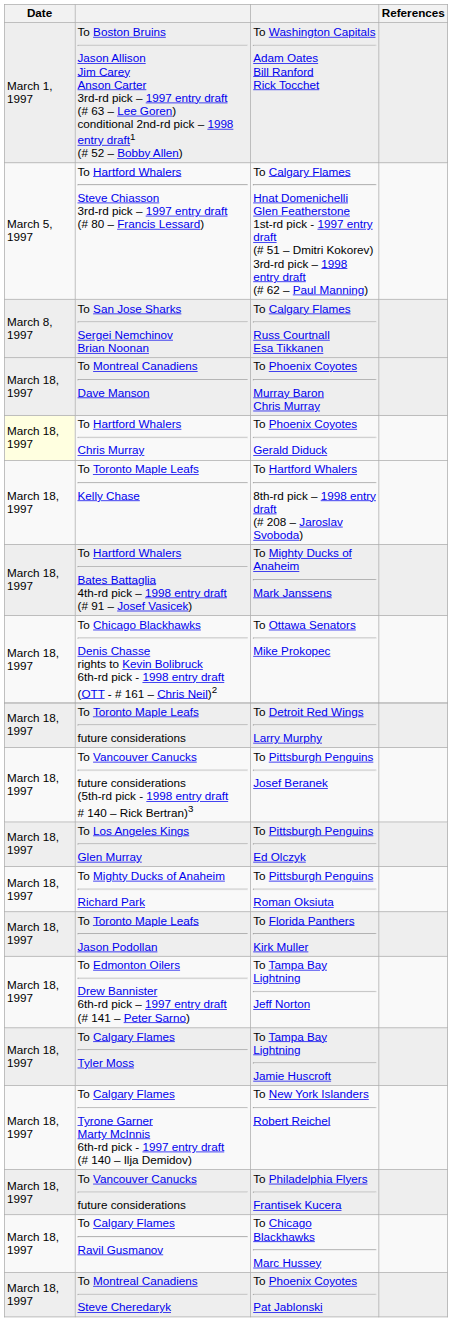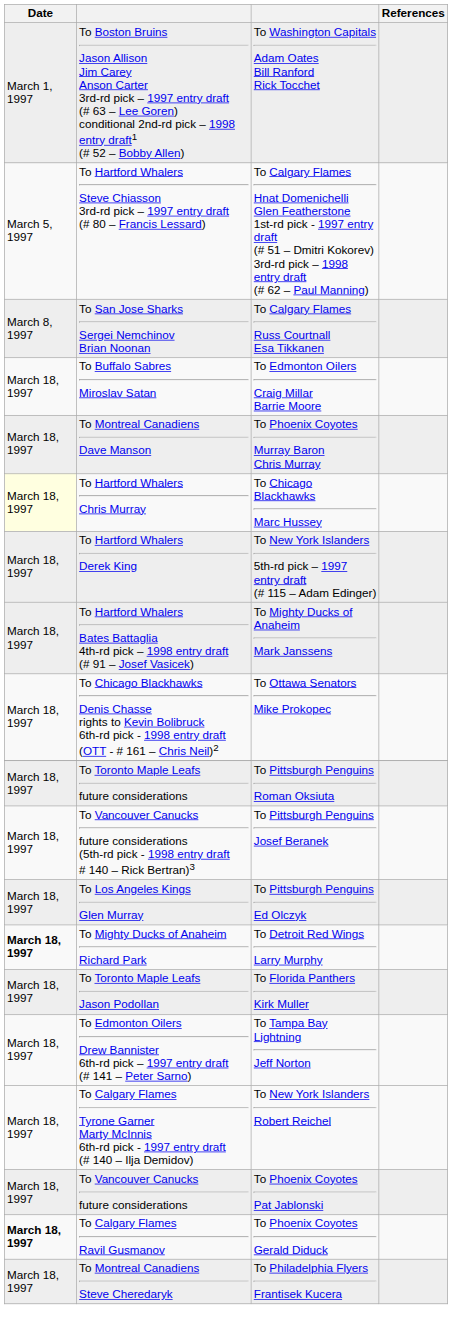+ row: (164, 380)
(315, 438) To Phoenix Coyotes Gerald Diduck -> (315, 502) To Chicago Blackhawks Marc Hussey
+ row: (164, 553)
- row: (163, 482)
(315, 725) To Detroit Red Wings Larry Murphy -> (315, 783) To Pittsburgh Penguins Roman Oksiuta
(33, 889) normal -> (34, 947) bold
(315, 889) To Pittsburgh Penguins Roman Oksiuta -> (315, 947) To Detroit Red Wings Larry Murphy
- row: (163, 1050)
(315, 1192) To Philadelphia Flyers Frantisek Kucera -> (315, 1192) To Phoenix Coyotes Pat Jablonski
(33, 1243) normal -> (34, 1237) bold
(315, 1243) To Chicago Blackhawks Marc Hussey -> (315, 1237) To Phoenix Coyotes Gerald Diduck
(315, 1294) To Phoenix Coyotes Pat Jablonski -> (315, 1281) To Philadelphia Flyers Frantisek Kucera
